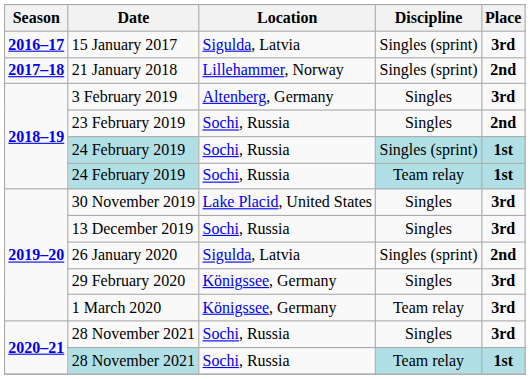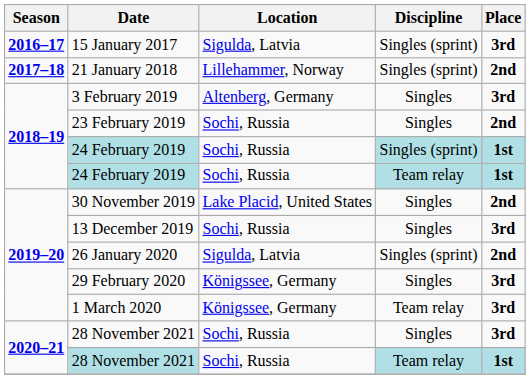(503, 202) 3rd -> (503, 202) 2nd
